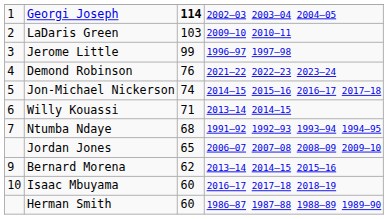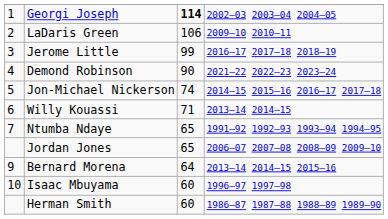(191, 33) 103 -> (191, 33) 106
(249, 52) 1996–97 1997–98 -> (271, 52) 2016–17 2017–18 2018–19
(187, 71) 76 -> (187, 71) 90
(187, 128) 68 -> (187, 128) 65
(187, 167) 62 -> (187, 167) 64
(271, 186) 2016–17 2017–18 2018–19 -> (249, 186) 1996–97 1997–98
